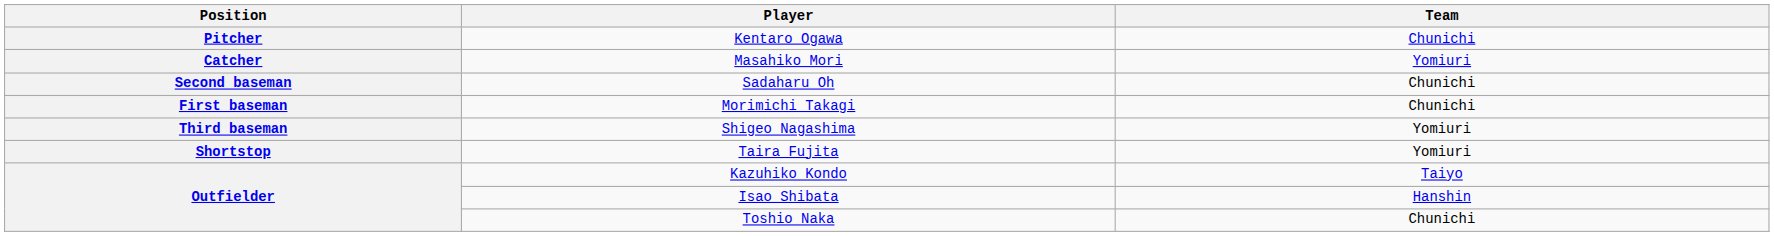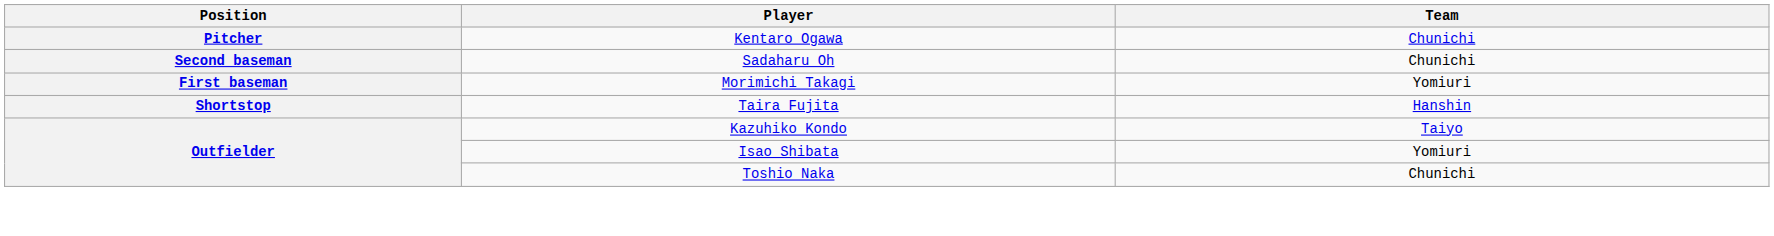- row: (789, 61)
(1442, 107) Chunichi -> (1442, 84) Yomiuri
- row: (789, 129)
(1442, 152) Yomiuri -> (1442, 107) Hanshin
(1442, 197) Hanshin -> (1442, 152) Yomiuri
